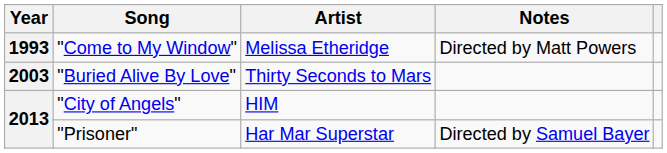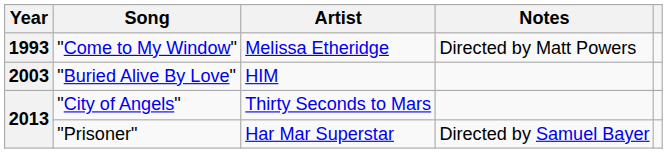(338, 76) Thirty Seconds to Mars -> (262, 76) HIM
(262, 104) HIM -> (338, 104) Thirty Seconds to Mars
